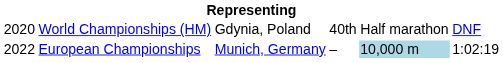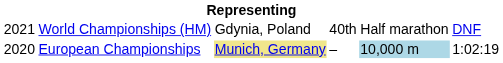(19, 29) 2020 -> (19, 29) 2021
(19, 49) 2022 -> (19, 49) 2020
(270, 49) no background -> (270, 49) khaki background
